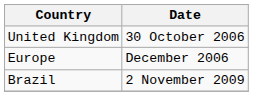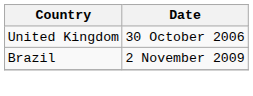- row: (32, 59)
